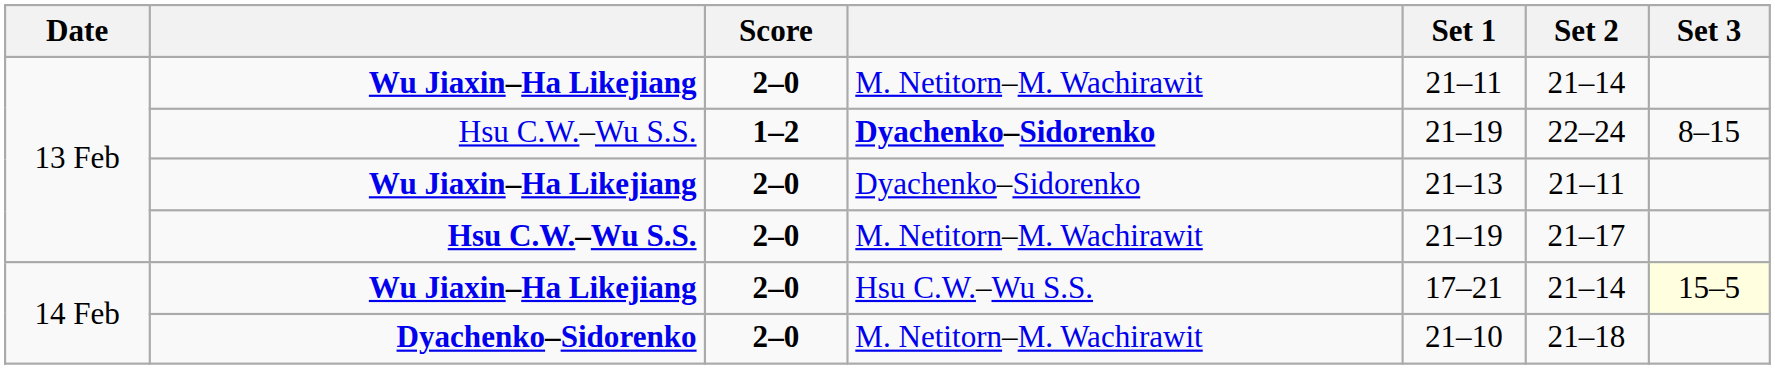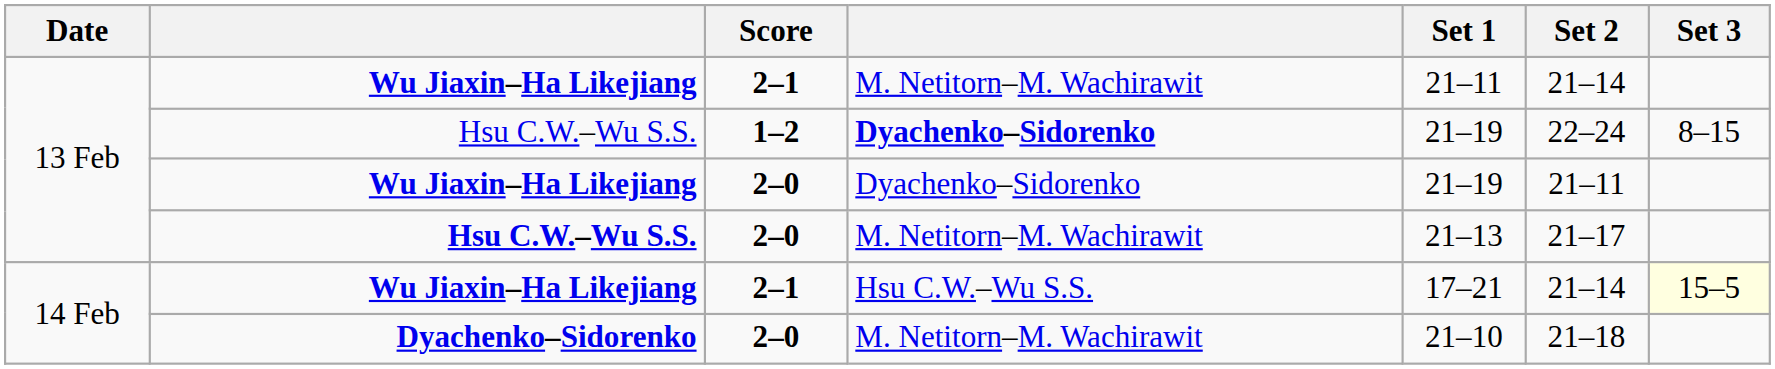(776, 81) 2–0 -> (776, 81) 2–1
(1464, 184) 21–13 -> (1464, 184) 21–19
(1464, 235) 21–19 -> (1464, 235) 21–13
(776, 287) 2–0 -> (776, 287) 2–1
